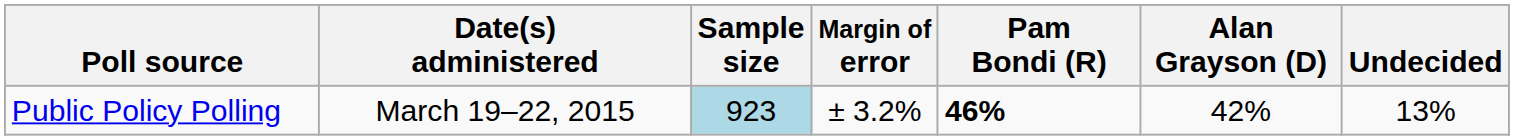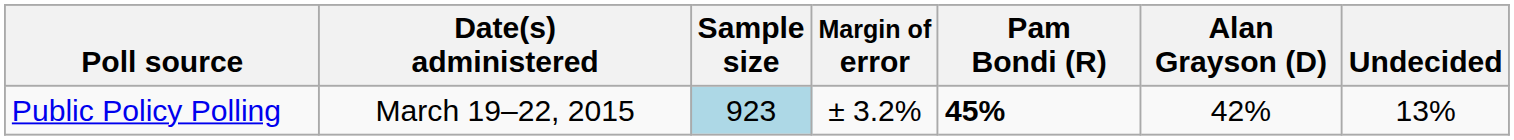(975, 109) 46% -> (975, 109) 45%
